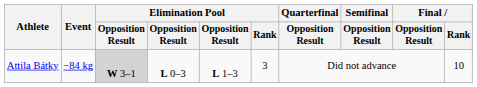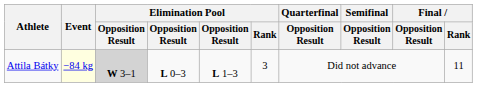(78, 66) no background -> (78, 66) lightyellow background
(459, 66) 10 -> (459, 66) 11
